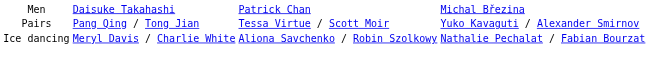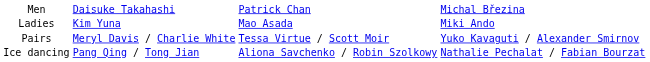+ row: (36, 24)
(136, 24) Pang Qing / Tong Jian -> (154, 38) Meryl Davis / Charlie White
(154, 38) Meryl Davis / Charlie White -> (136, 53) Pang Qing / Tong Jian
